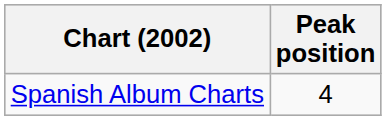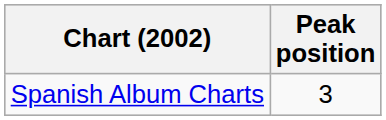(326, 94) 4 -> (326, 94) 3
